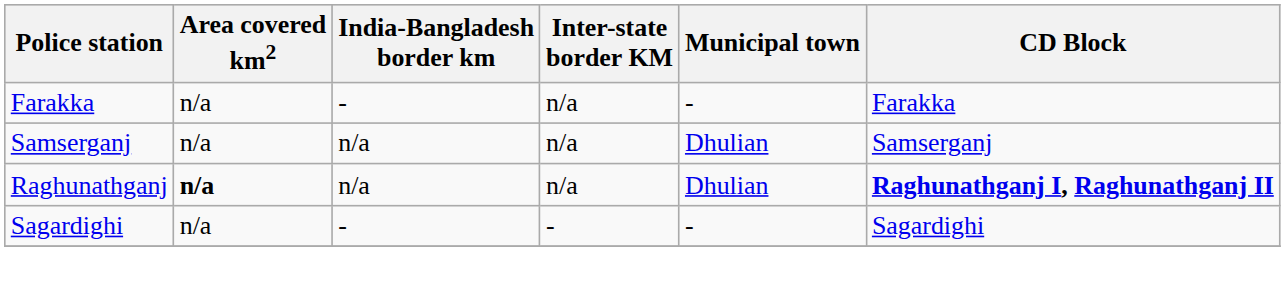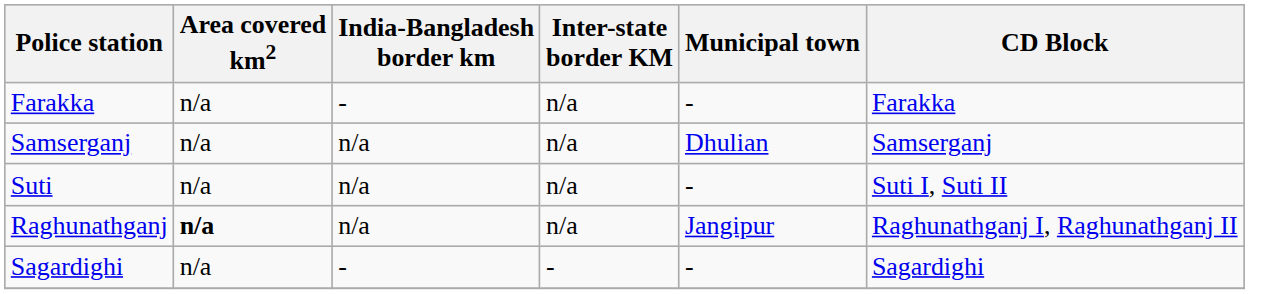+ row: (32, 184)
(727, 184) Dhulian -> (730, 225) Jangipur
(1073, 184) bold -> (1055, 225) normal
